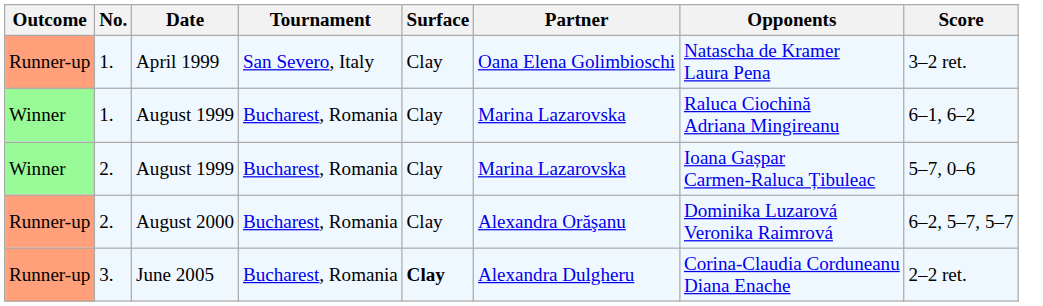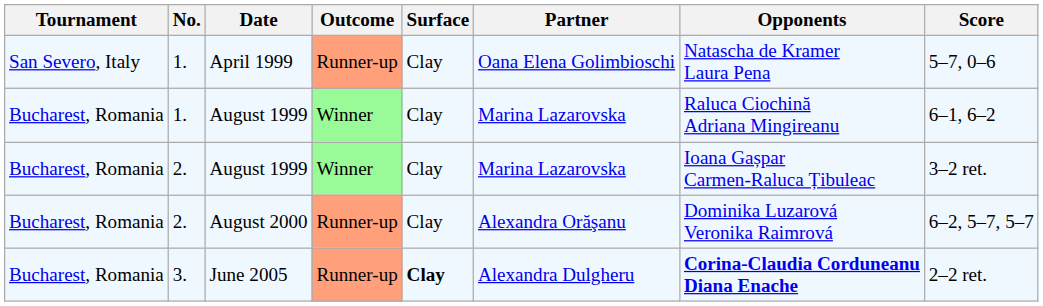columns swapped: (50, 19) <-> (320, 19)
(938, 61) 3–2 ret. -> (962, 61) 5–7, 0–6
(942, 167) 5–7, 0–6 -> (958, 167) 3–2 ret.
(792, 274) normal -> (802, 274) bold
